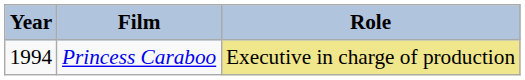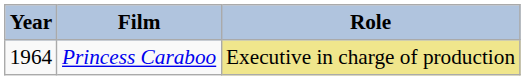(31, 57) 1994 -> (31, 57) 1964
